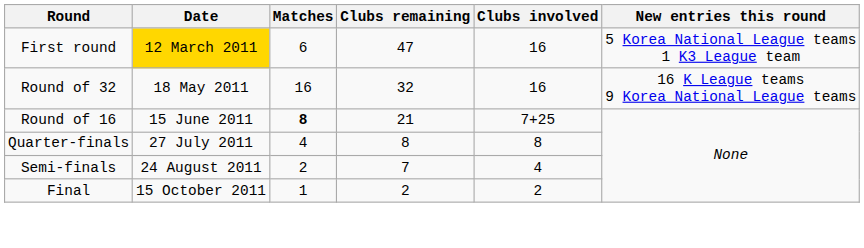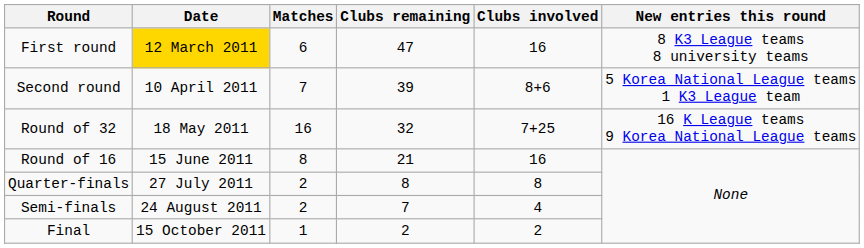(731, 48) 5 Korea National League teams 1 K3 League team -> (731, 48) 8 K3 League teams 8 university teams
+ row: (69, 88)
(538, 88) 16 -> (538, 128) 7+25
(303, 120) bold -> (303, 160) normal
(538, 120) 7+25 -> (538, 160) 16
(303, 144) 4 -> (303, 184) 2
